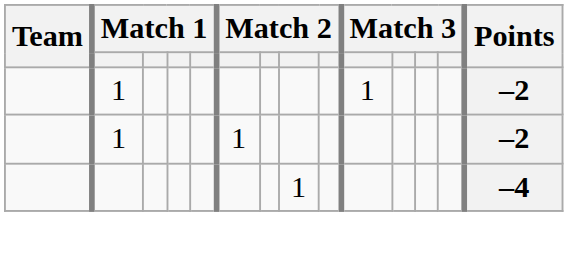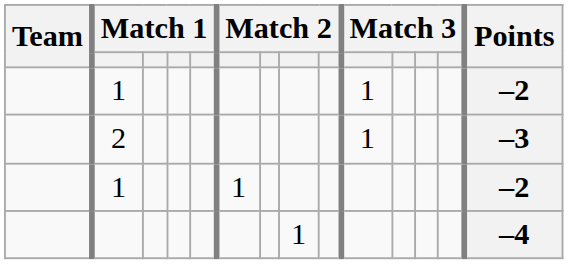+ row: (48, 139)
